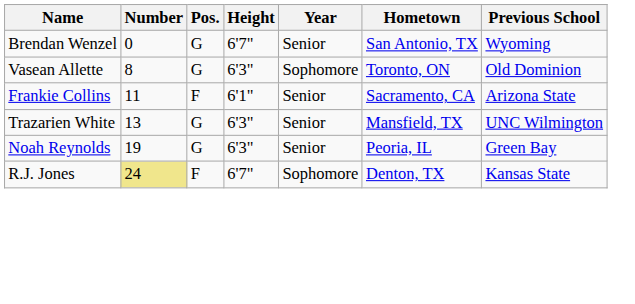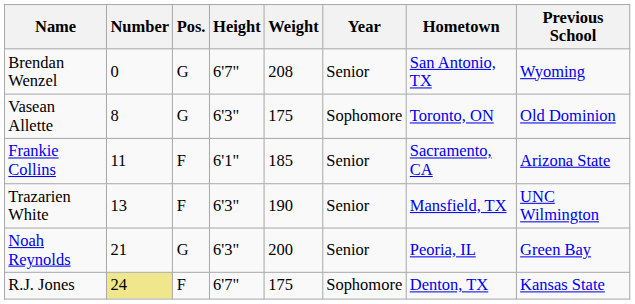+ column: (293, 26)
(197, 122) G -> (181, 205) F
(133, 148) 19 -> (119, 250) 21
